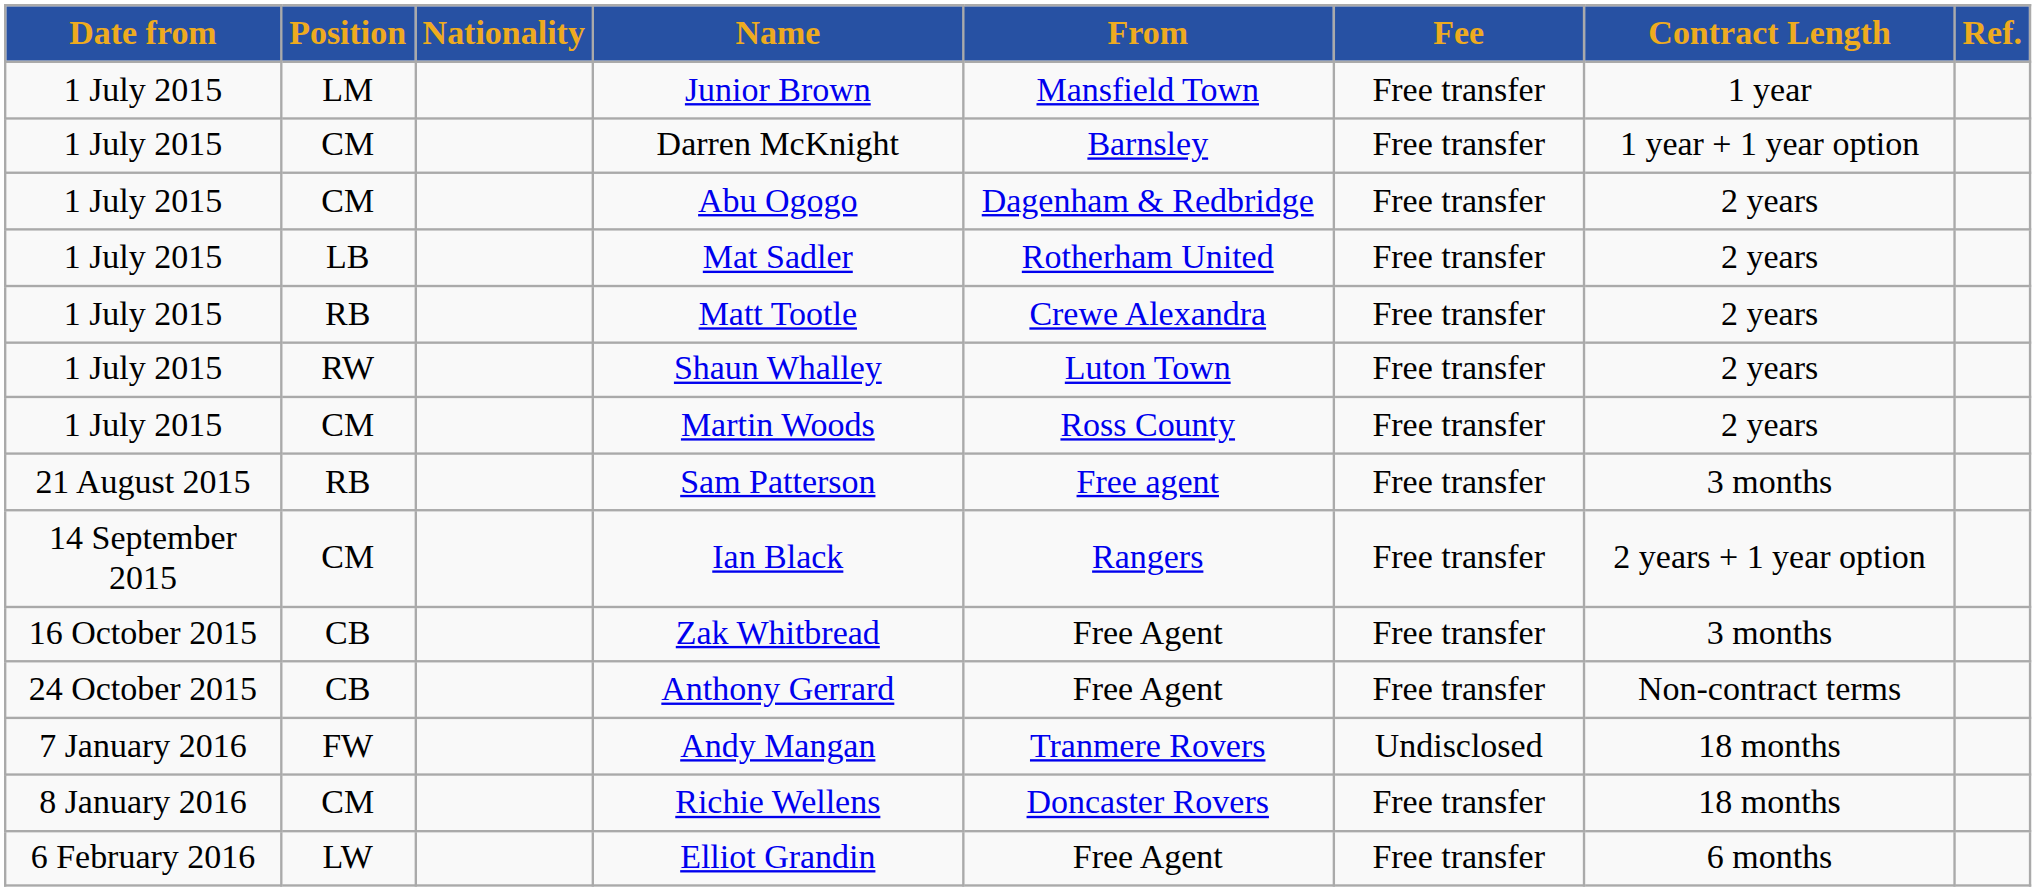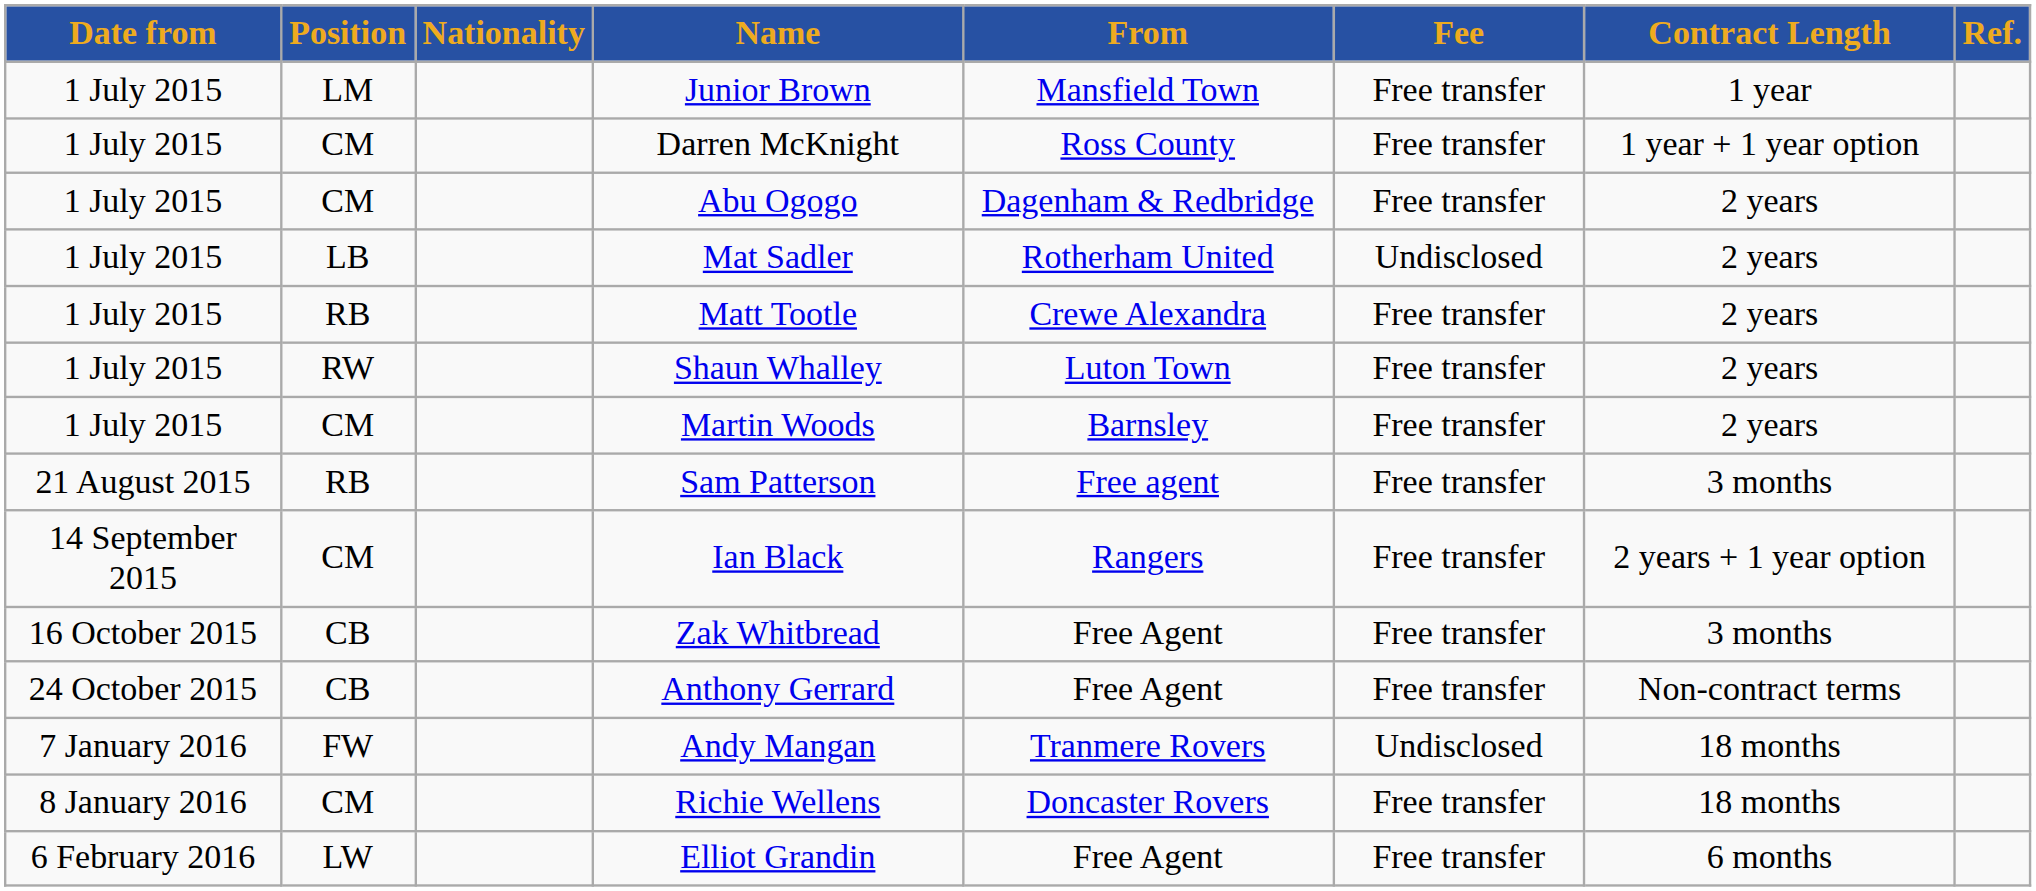(1148, 145) Barnsley -> (1148, 145) Ross County
(1459, 257) Free transfer -> (1459, 257) Undisclosed
(1148, 425) Ross County -> (1148, 425) Barnsley
